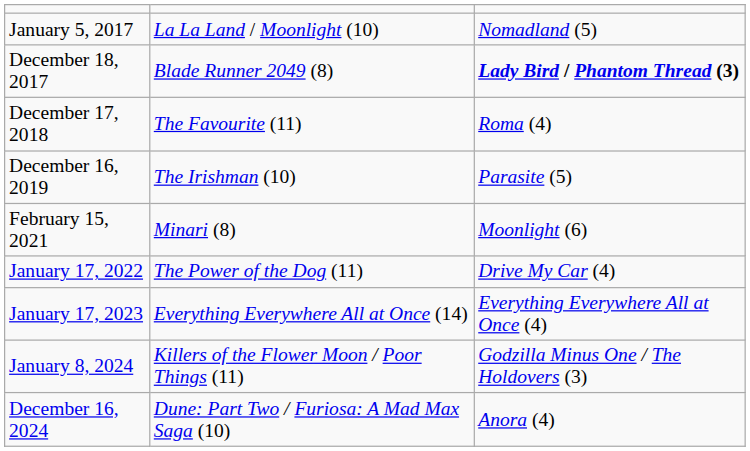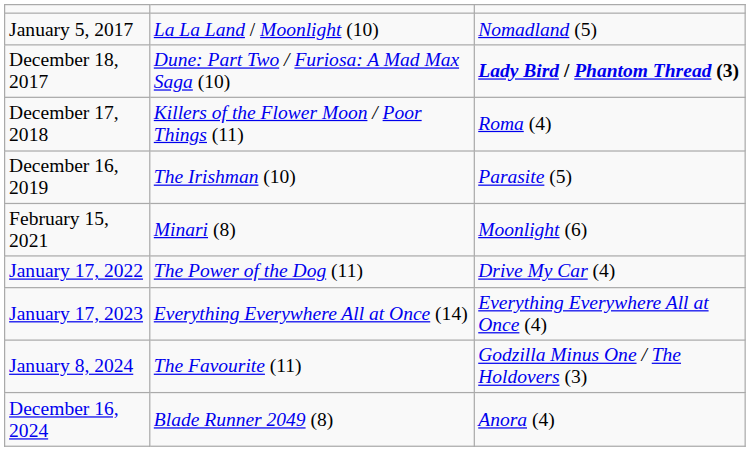(244, 70) Blade Runner 2049 (8) -> (306, 70) Dune: Part Two / Furiosa: A Mad Max Saga (10)
(228, 123) The Favourite (11) -> (288, 123) Killers of the Flower Moon / Poor Things (11)
(288, 366) Killers of the Flower Moon / Poor Things (11) -> (228, 366) The Favourite (11)
(306, 419) Dune: Part Two / Furiosa: A Mad Max Saga (10) -> (244, 419) Blade Runner 2049 (8)
